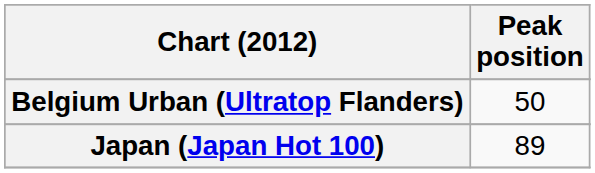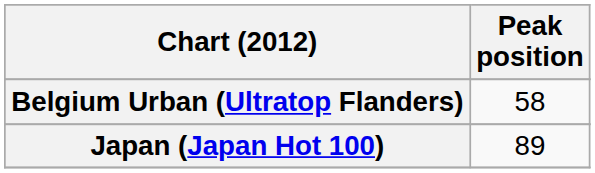(530, 101) 50 -> (530, 101) 58
